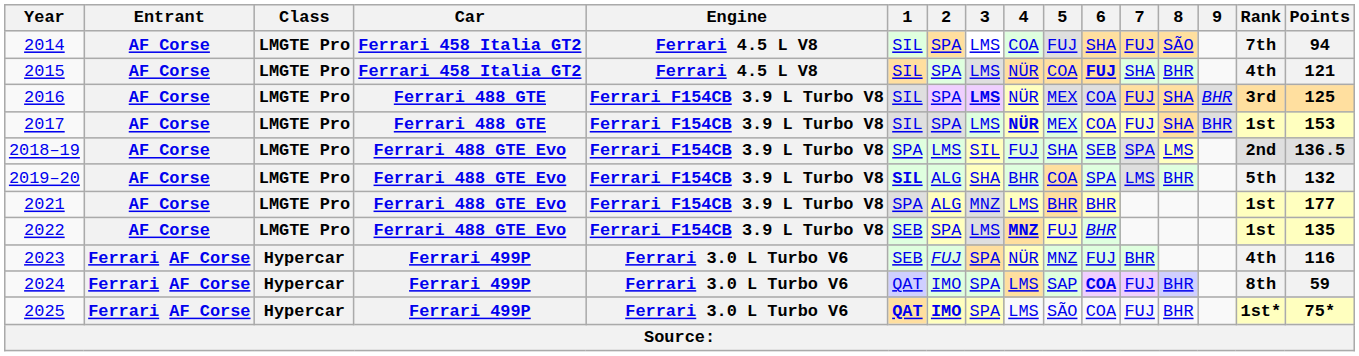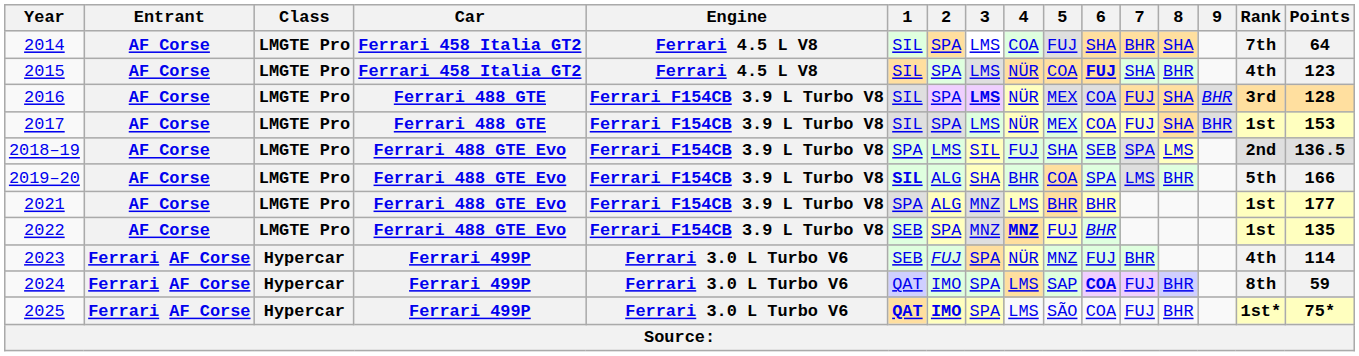(1140, 45) FUJ -> (1140, 45) BHR
(1178, 45) SÃO -> (1178, 45) SHA
(1320, 45) 94 -> (1320, 45) 64
(1320, 71) 121 -> (1320, 71) 123
(1320, 98) 125 -> (1320, 98) 128
(1024, 125) bold -> (1024, 125) normal
(1320, 178) 132 -> (1320, 178) 166
(985, 231) LMS -> (985, 231) MNZ
(1320, 258) 116 -> (1320, 258) 114
